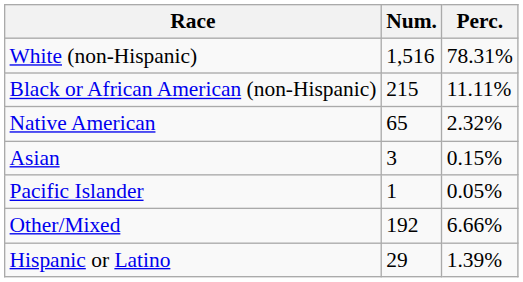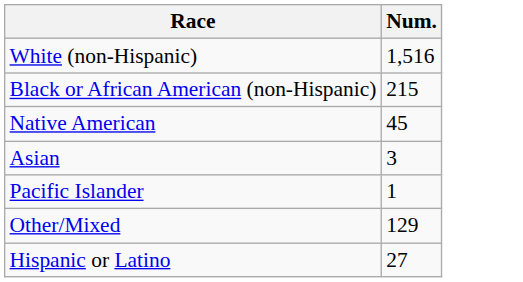- column: (480, 21)
(397, 123) 65 -> (397, 123) 45
(402, 225) 192 -> (402, 225) 129
(397, 259) 29 -> (397, 259) 27
